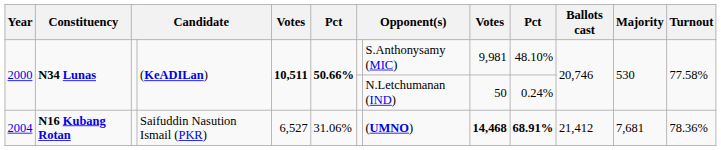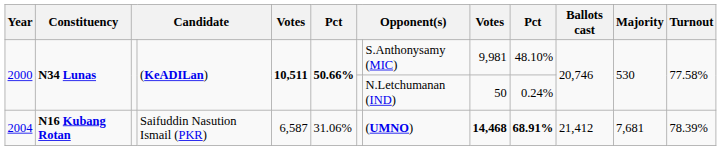(294, 128) 6,527 -> (294, 128) 6,587
(689, 128) 78.36% -> (689, 128) 78.39%
